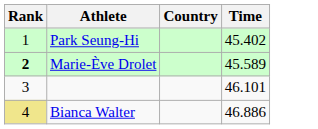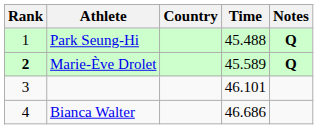+ column: (291, 16)
(245, 40) 45.402 -> (245, 40) 45.488
(25, 111) khaki background -> (25, 111) no background
(245, 111) 46.886 -> (245, 111) 46.686
